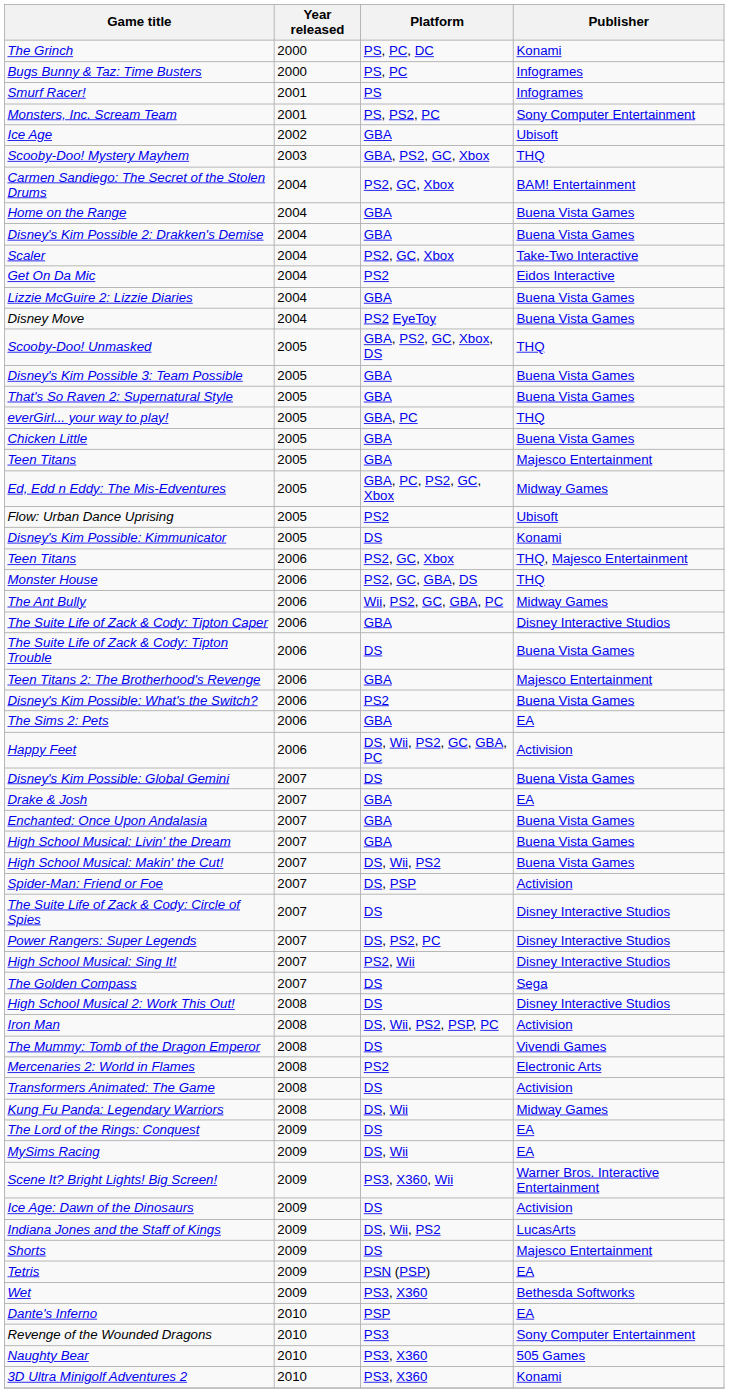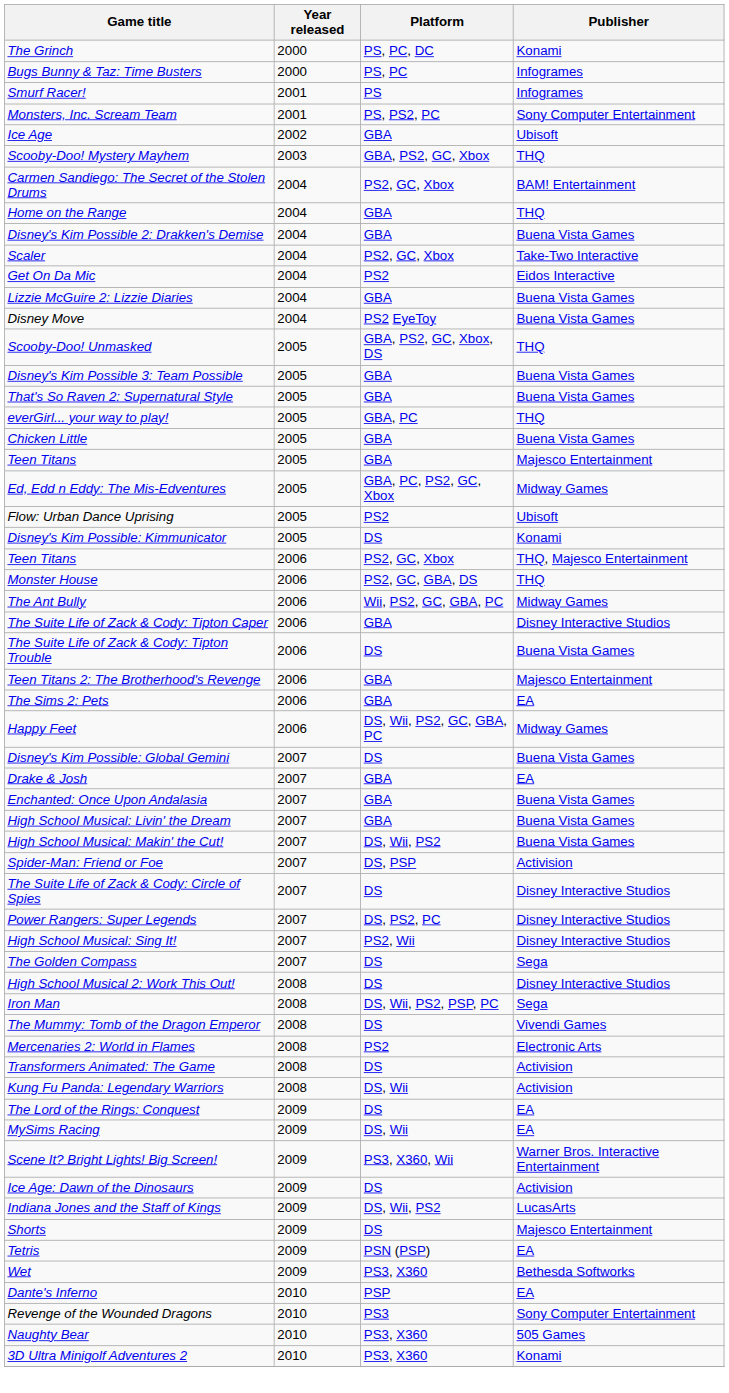(575, 213) Buena Vista Games -> (531, 213) THQ
- row: (133, 700)
(545, 750) Activision -> (562, 729) Midway Games
(545, 1025) Activision -> (532, 1004) Sega
(562, 1109) Midway Games -> (545, 1088) Activision
